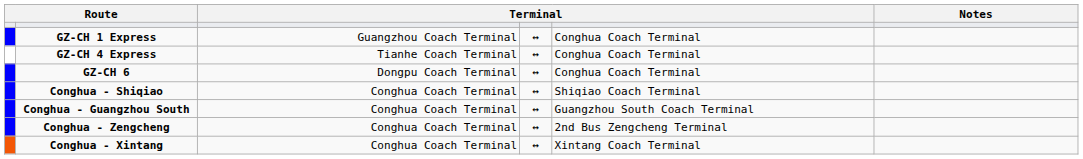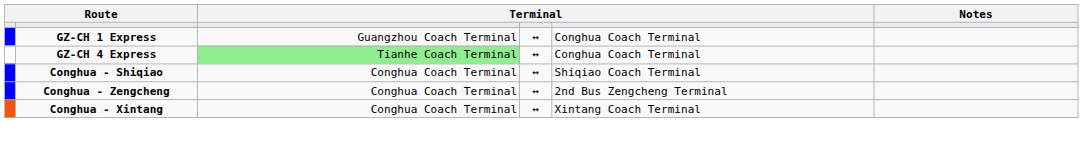(447, 55) no background -> (447, 55) lightgreen background
- row: (106, 73)
- row: (106, 109)
